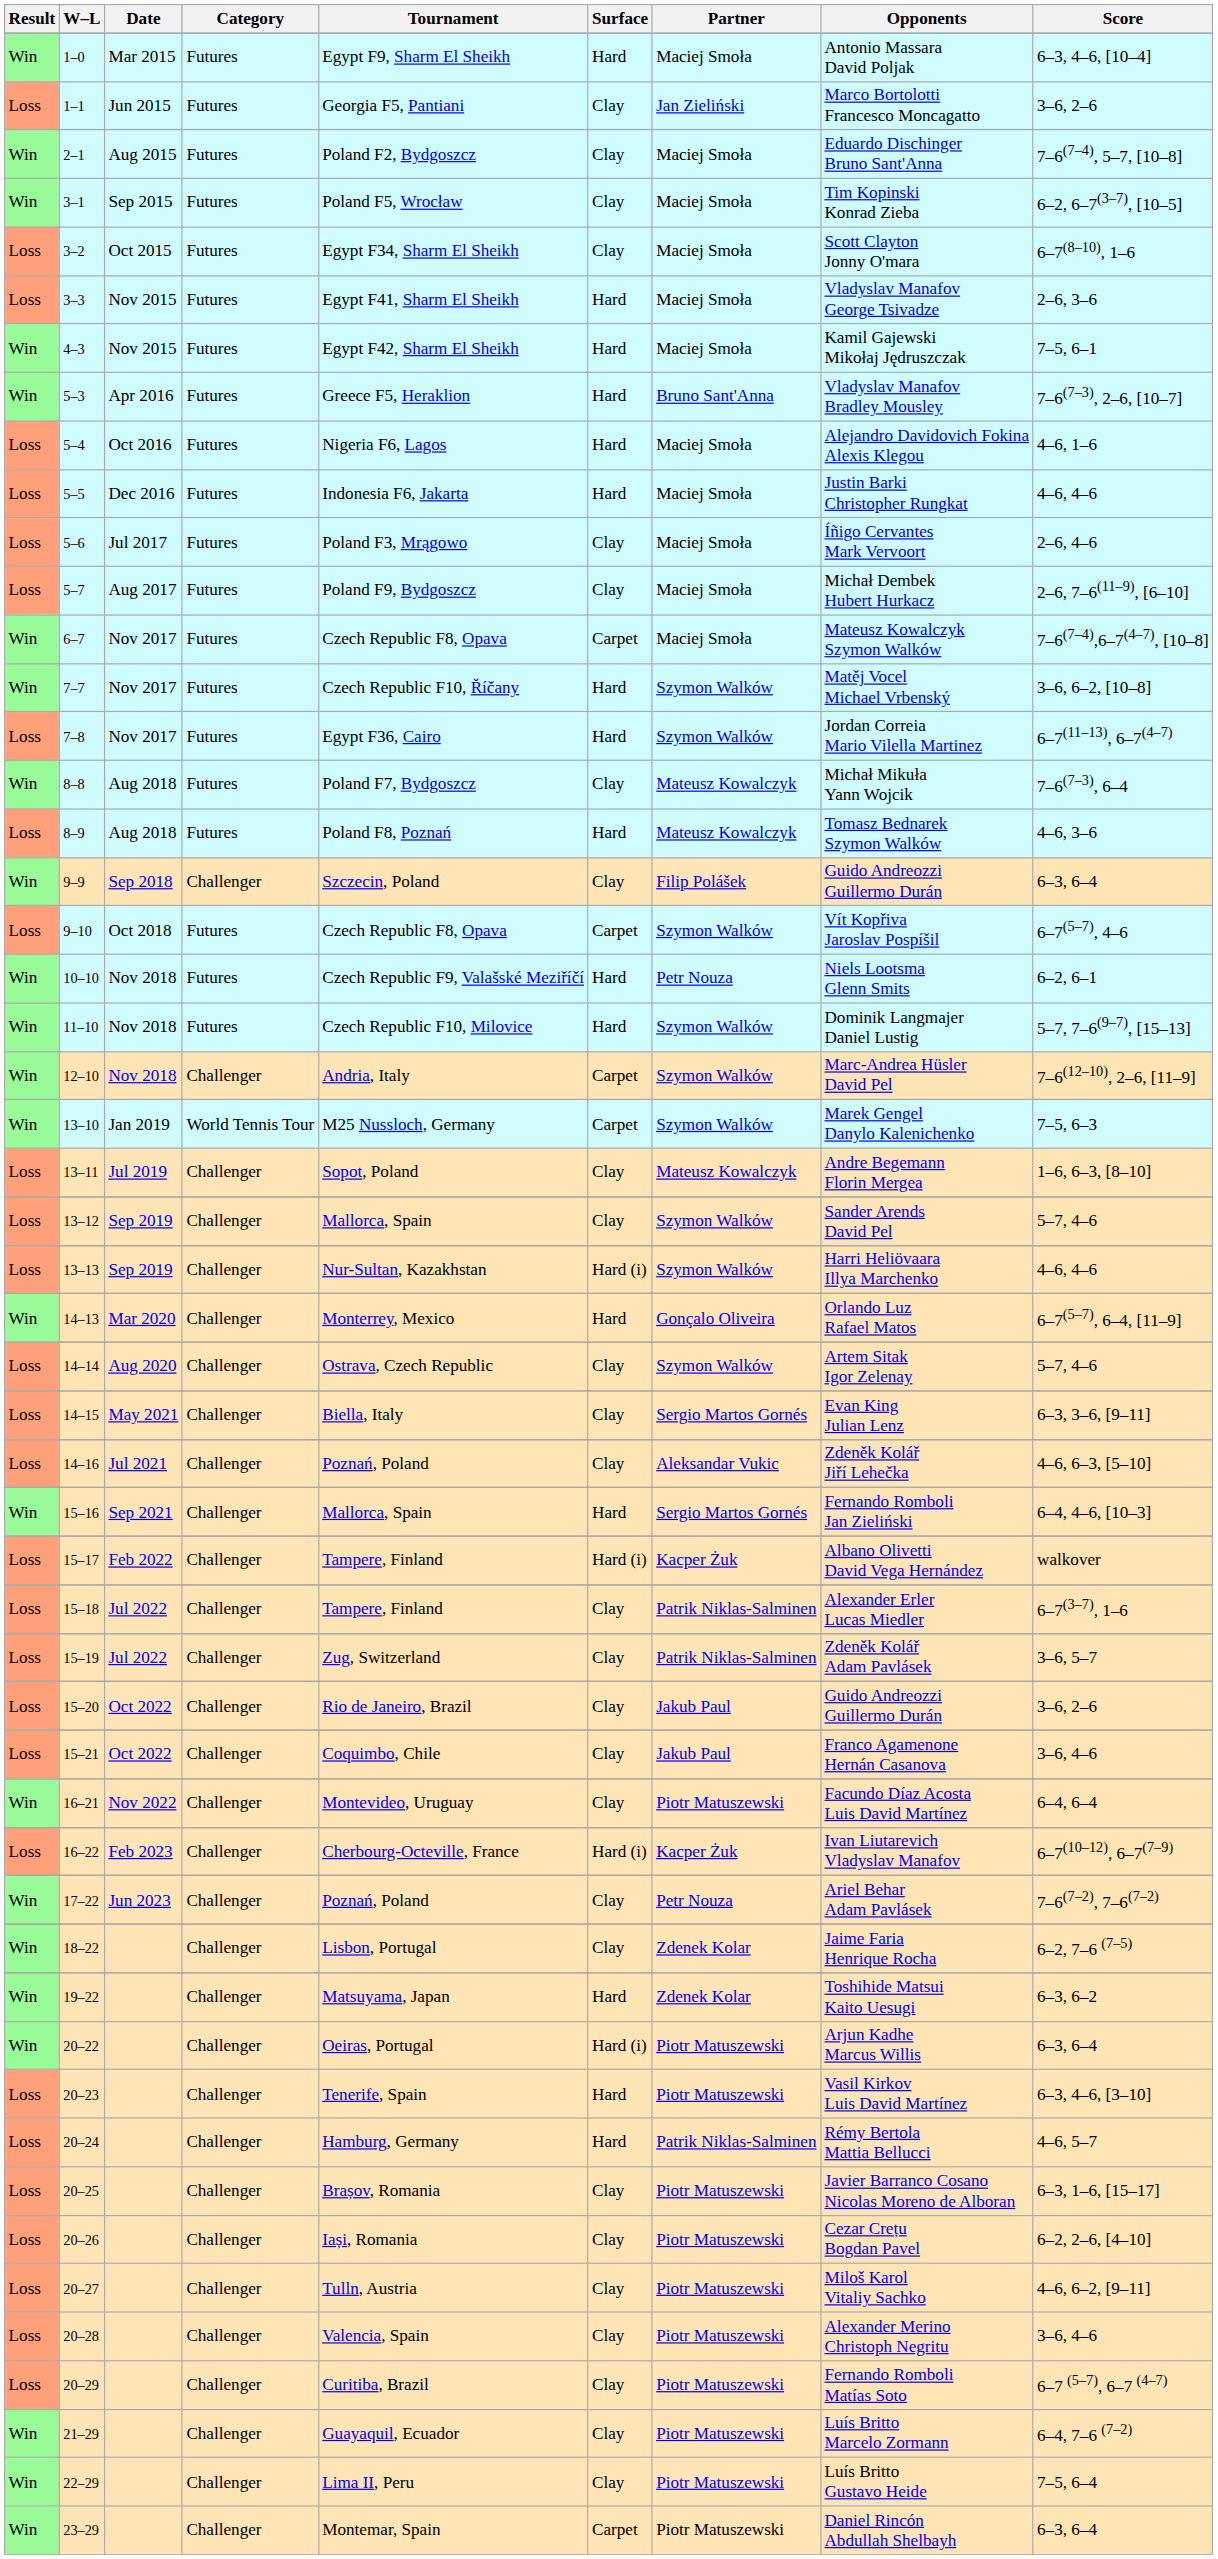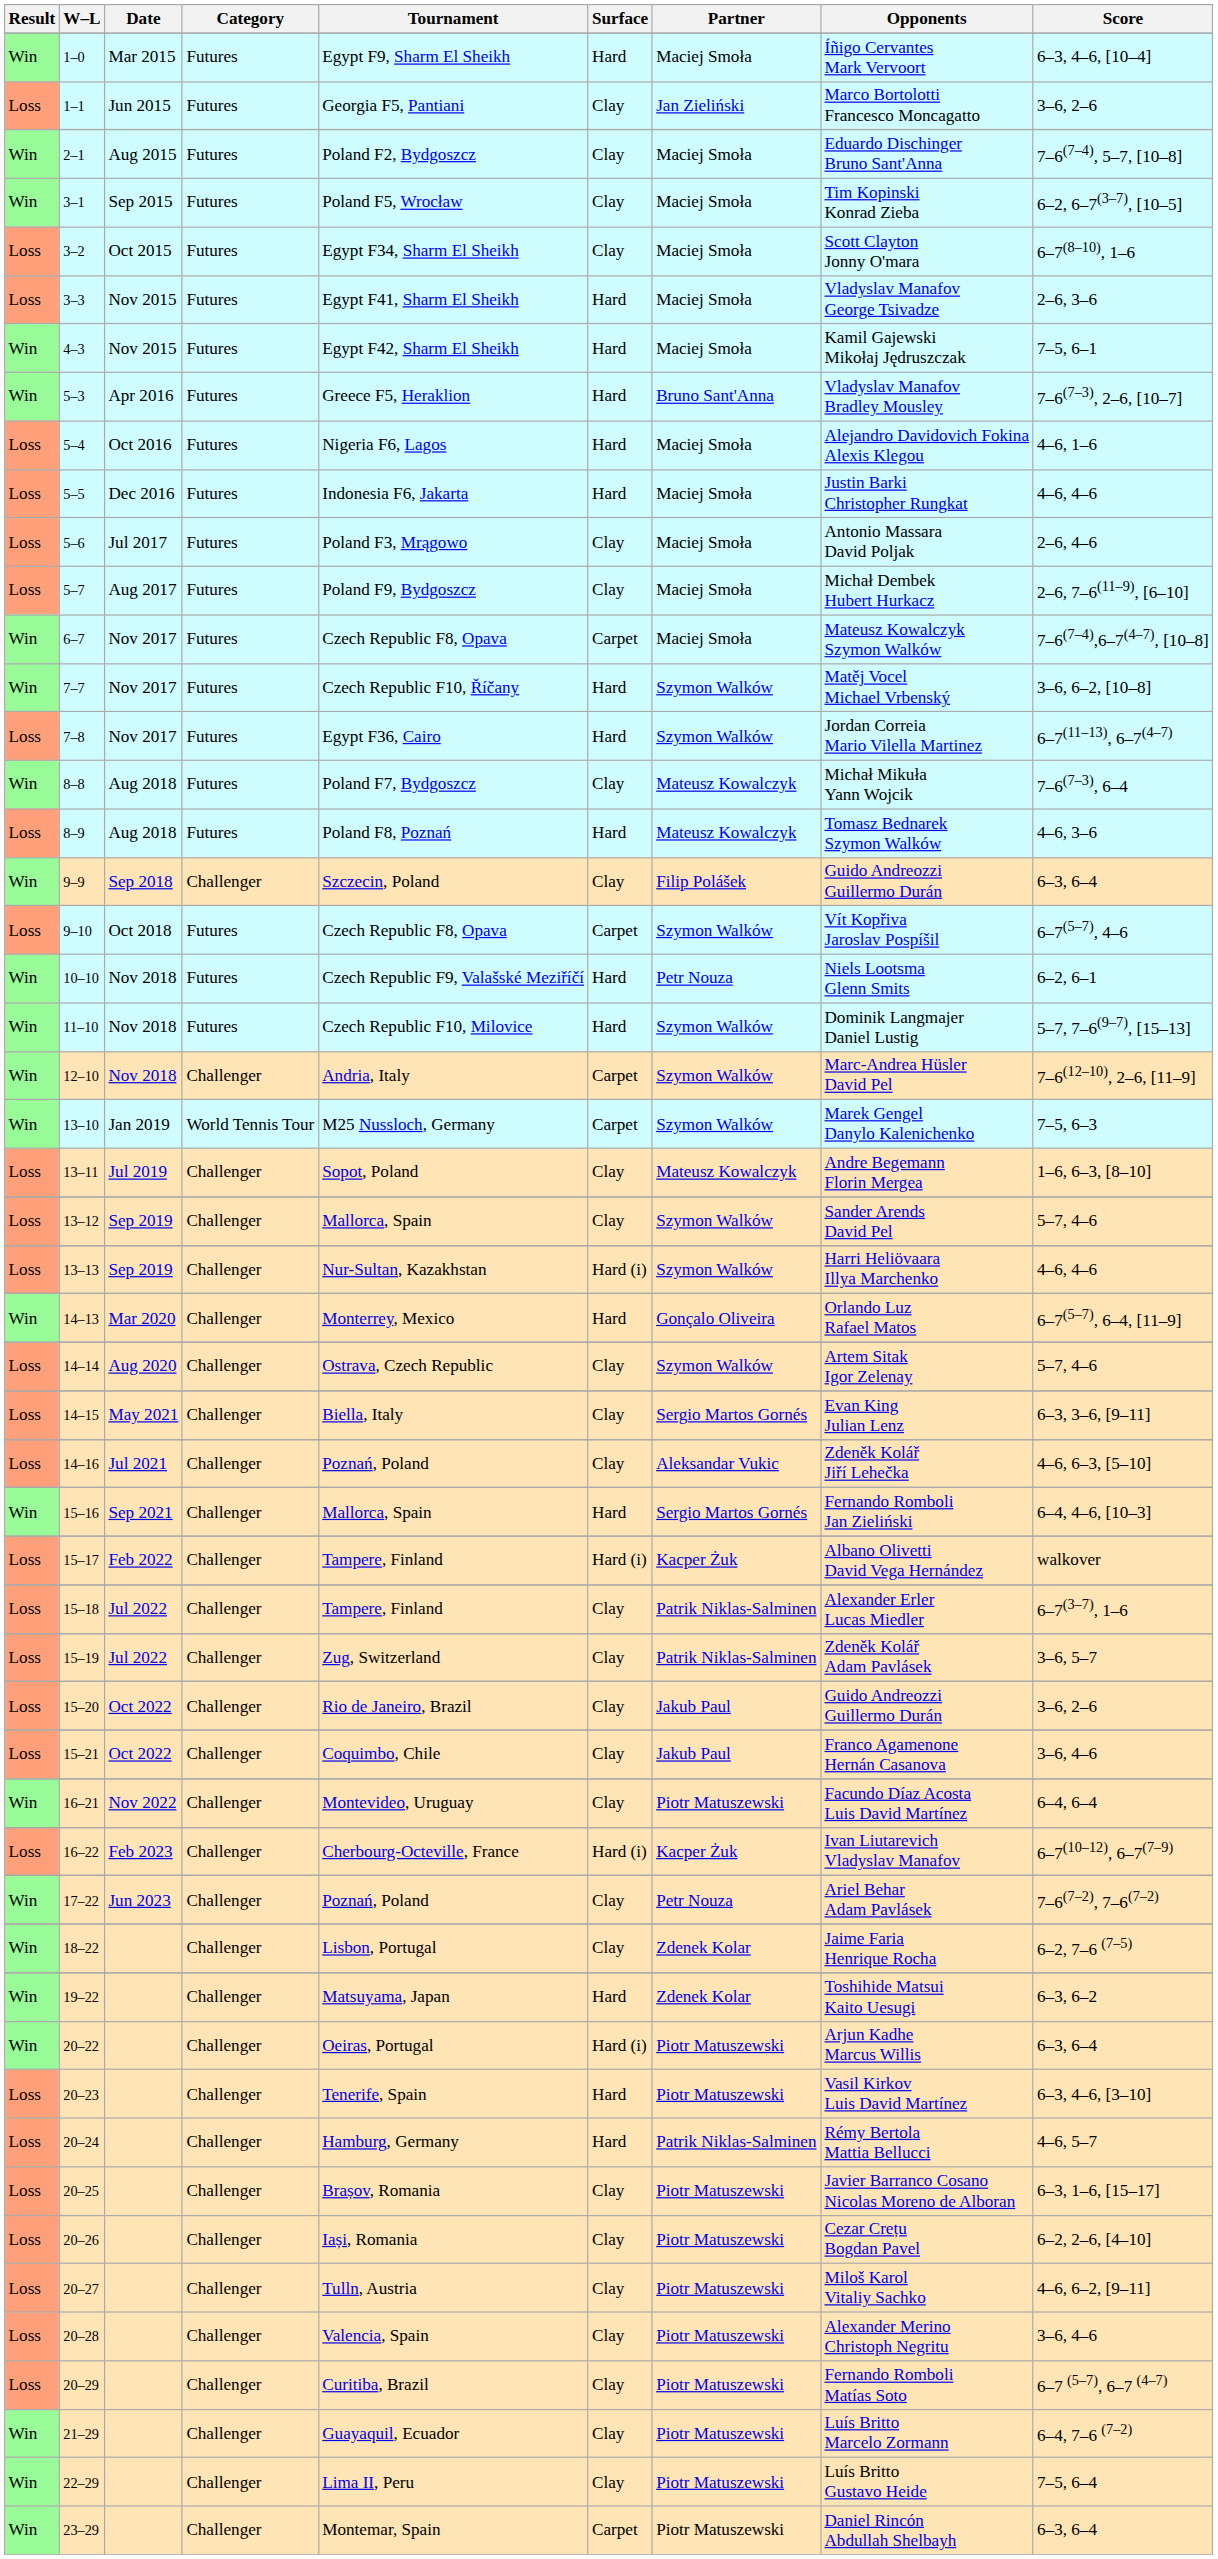(883, 57) Antonio Massara David Poljak -> (879, 57) Íñigo Cervantes Mark Vervoort
(879, 542) Íñigo Cervantes Mark Vervoort -> (883, 542) Antonio Massara David Poljak
